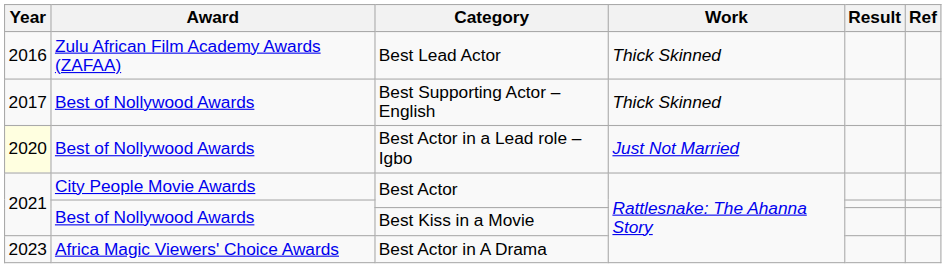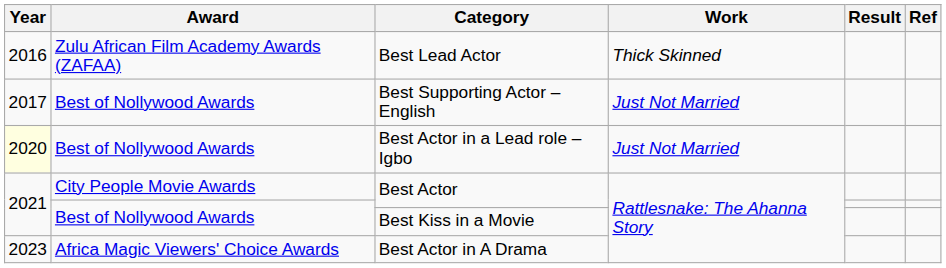(667, 102) Thick Skinned -> (676, 102) Just Not Married
